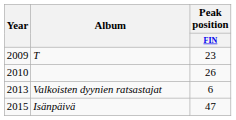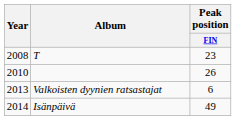(18, 55) 2009 -> (18, 55) 2008
(18, 106) 2015 -> (18, 106) 2014
(210, 106) 47 -> (210, 106) 49
